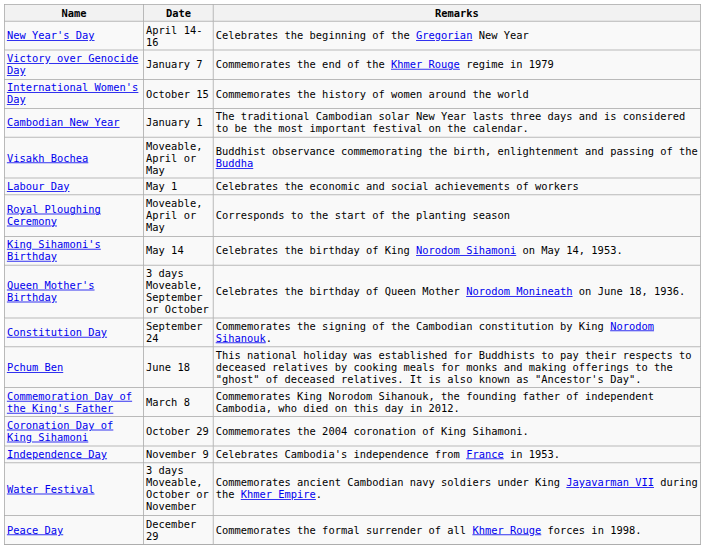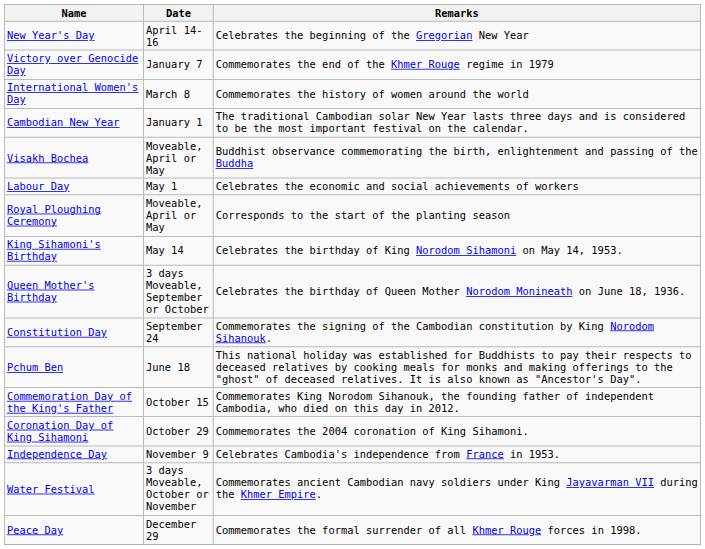(177, 94) October 15 -> (168, 94) March 8
(168, 402) March 8 -> (177, 402) October 15
